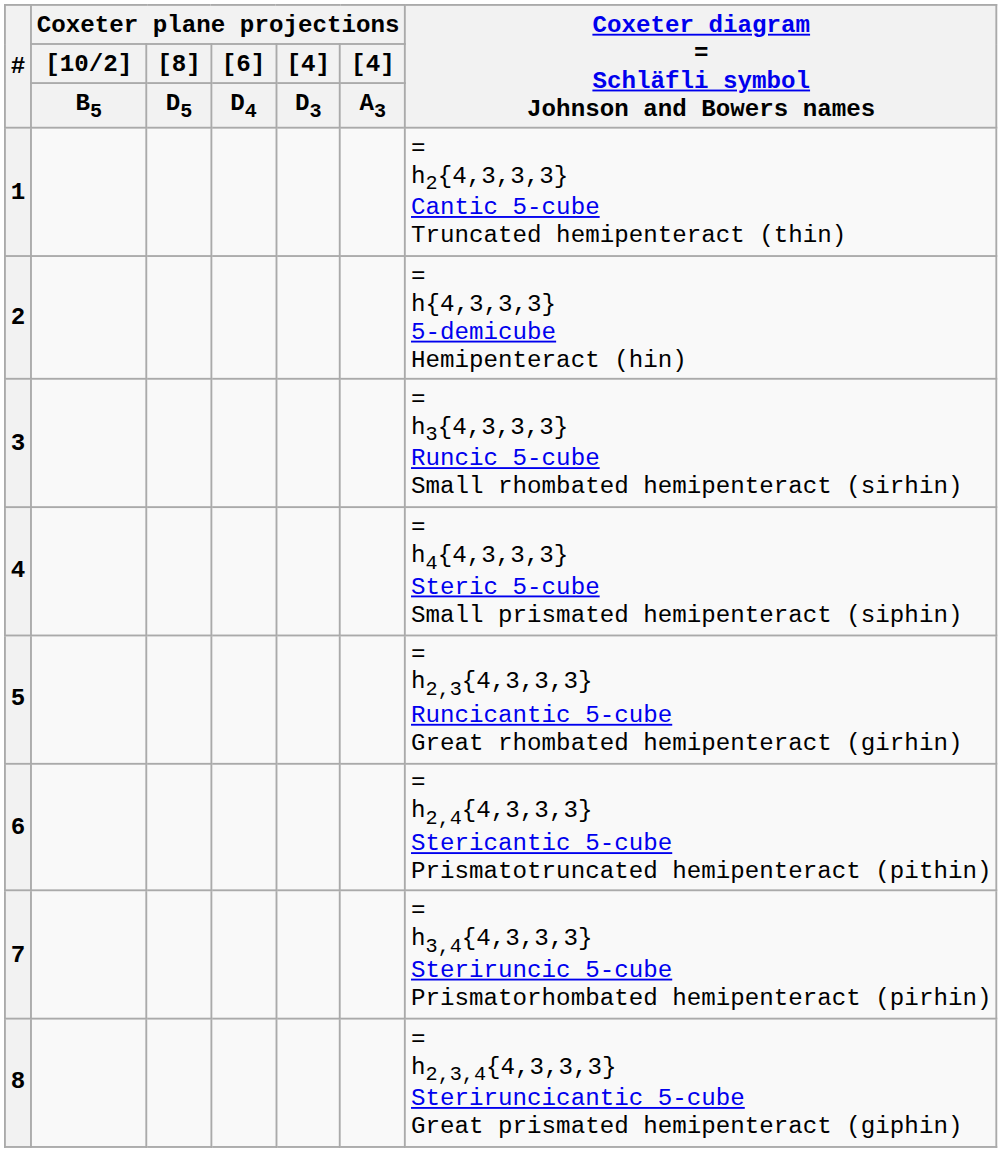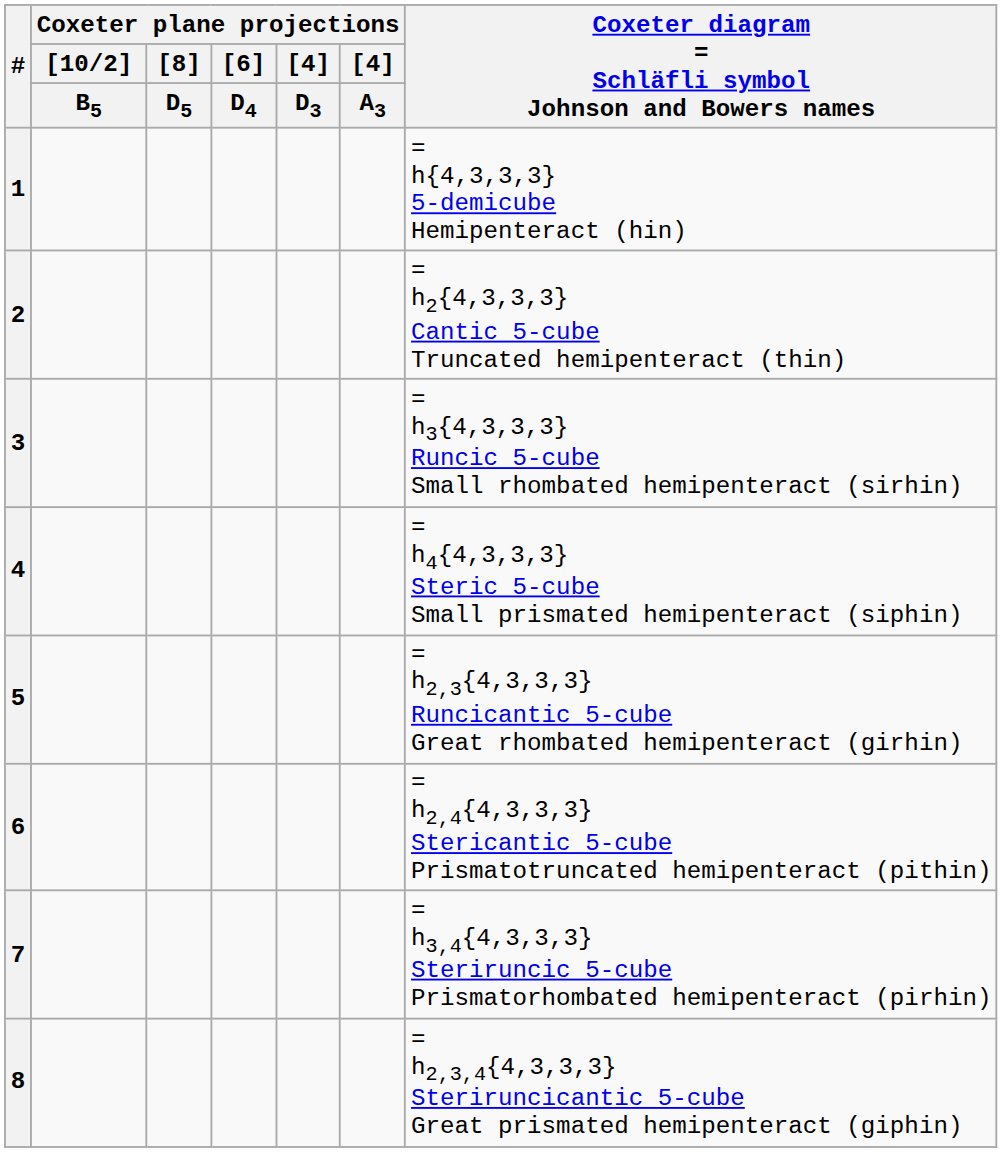(629, 192) = h2{4,3,3,3} Cantic 5-cube Truncated hemipenteract (thin) -> (549, 190) = h{4,3,3,3} 5-demicube Hemipenteract (hin)
(549, 318) = h{4,3,3,3} 5-demicube Hemipenteract (hin) -> (629, 315) = h2{4,3,3,3} Cantic 5-cube Truncated hemipenteract (thin)
